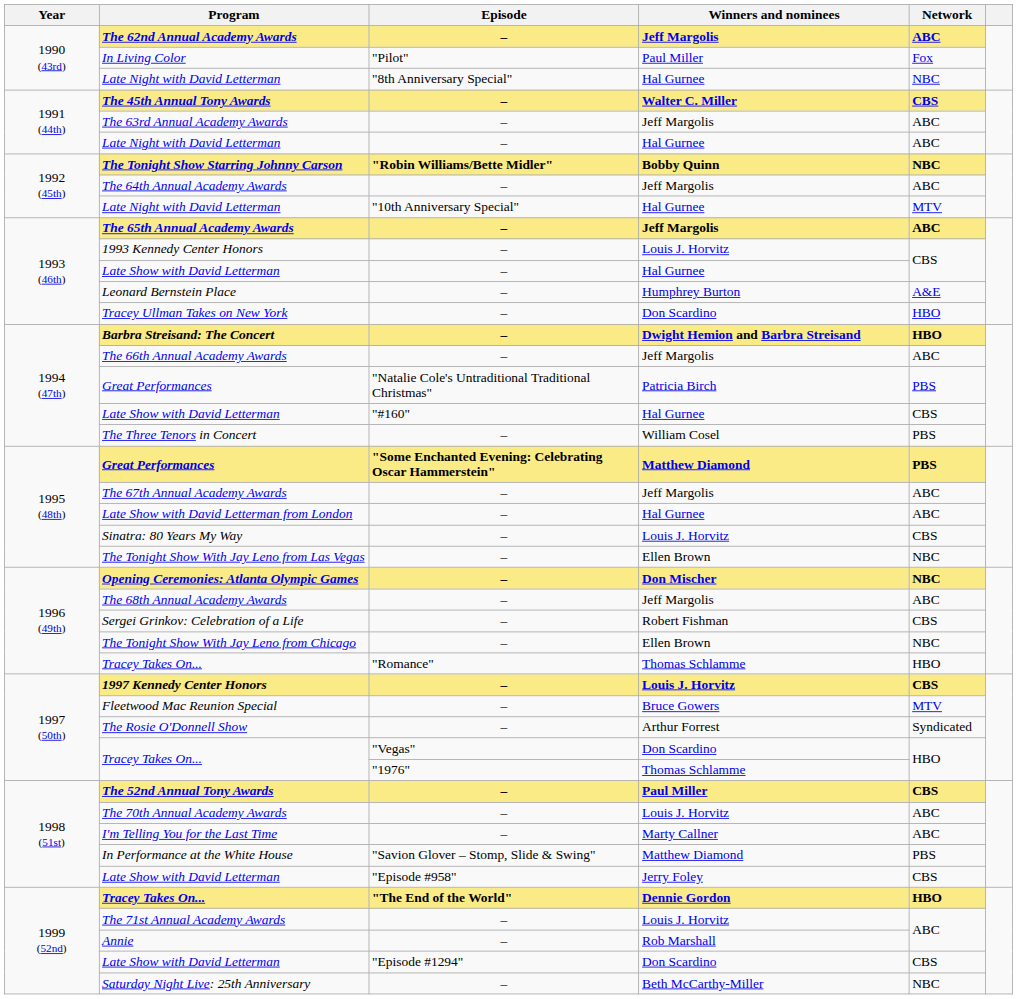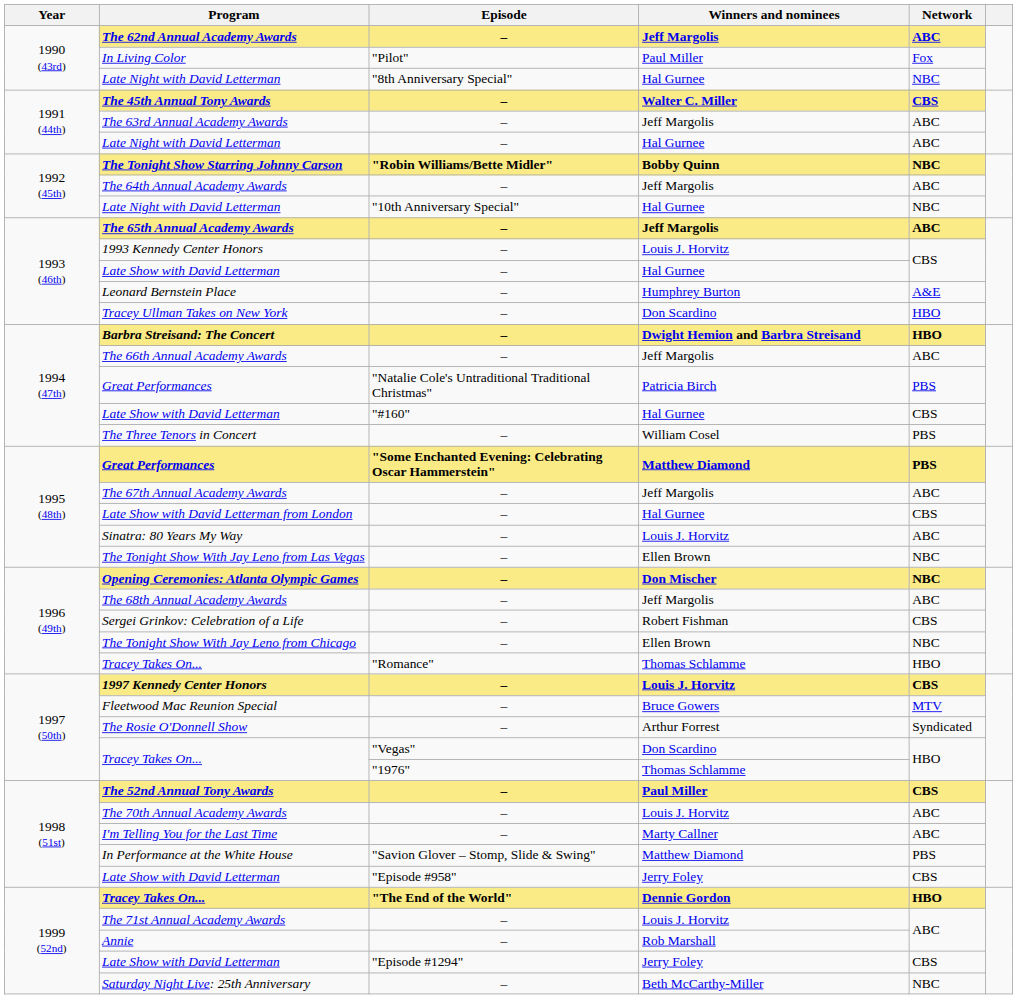(927, 206) MTV -> (926, 206) NBC
(926, 514) ABC -> (925, 514) CBS
(925, 535) CBS -> (926, 535) ABC
(679, 961) Don Scardino -> (673, 961) Jerry Foley
